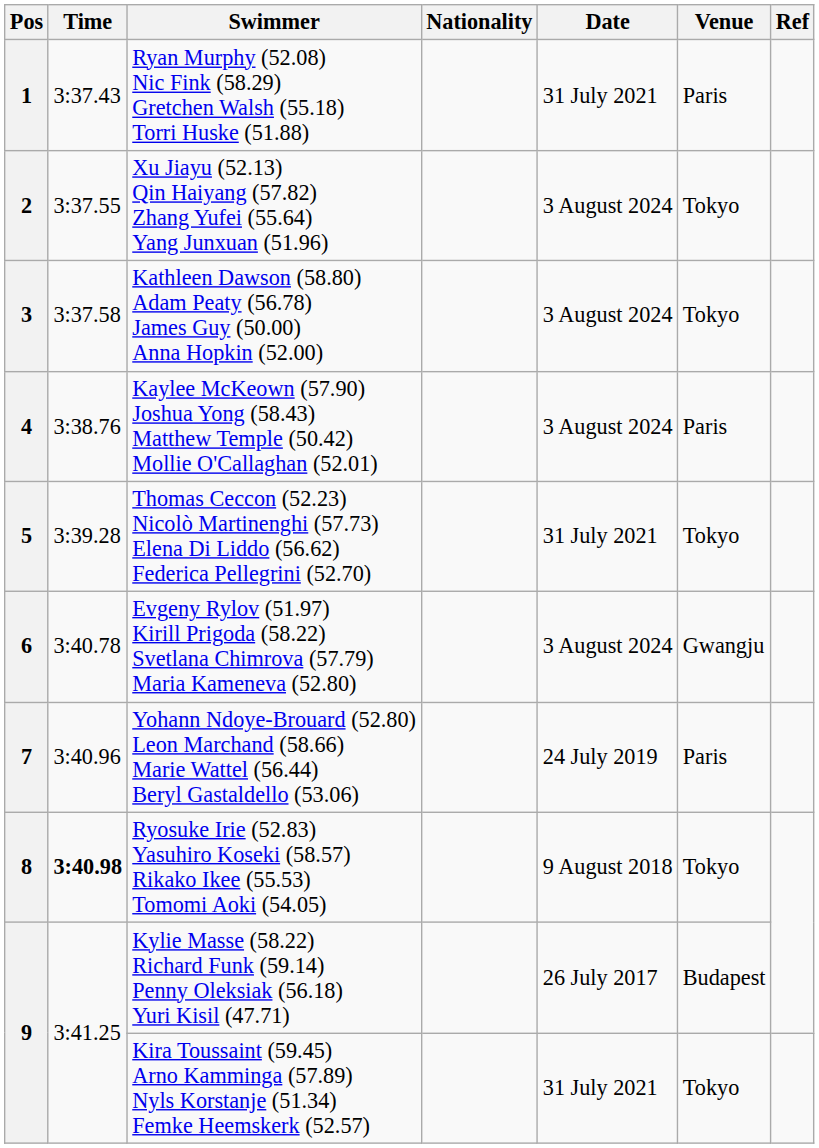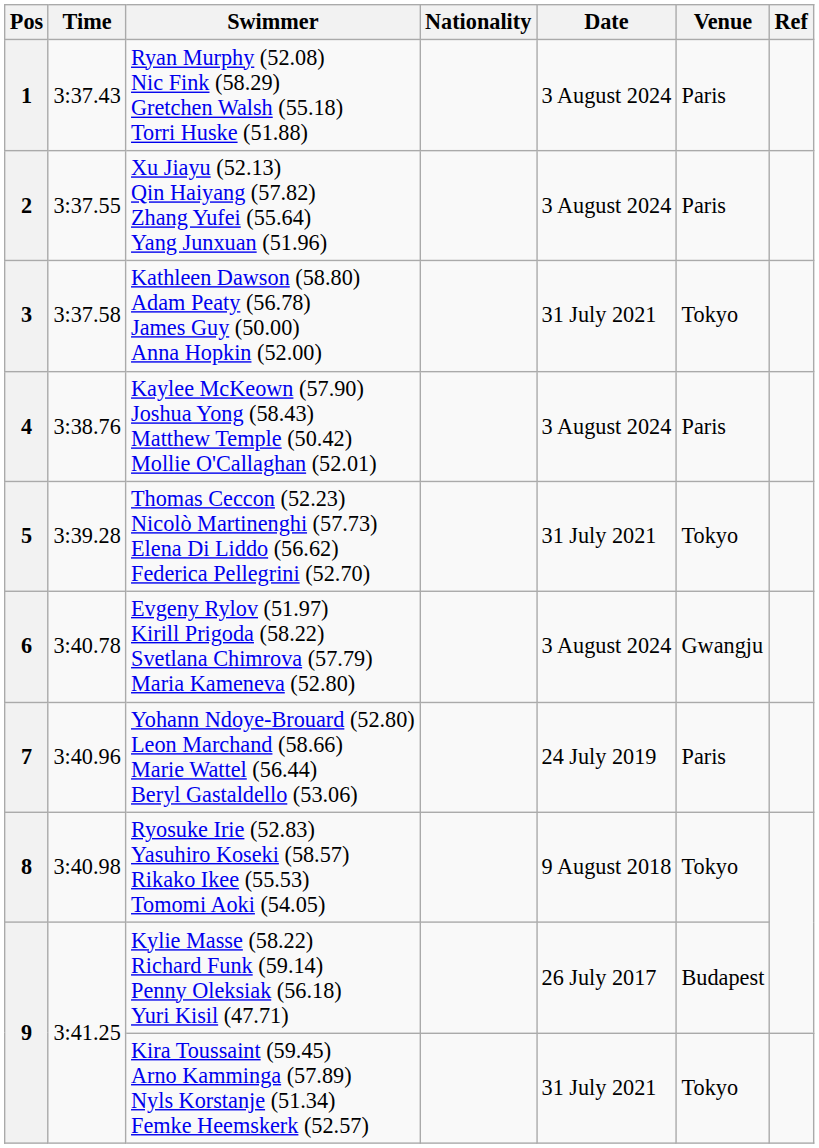(600, 94) 31 July 2021 -> (606, 94) 3 August 2024
(711, 205) Tokyo -> (704, 205) Paris
(608, 315) 3 August 2024 -> (599, 315) 31 July 2021
(88, 867) bold -> (87, 867) normal
